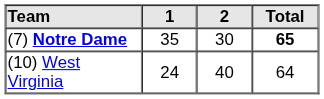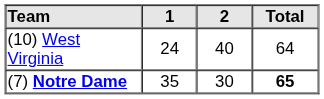rows swapped: (44, 72) <-> (67, 39)
